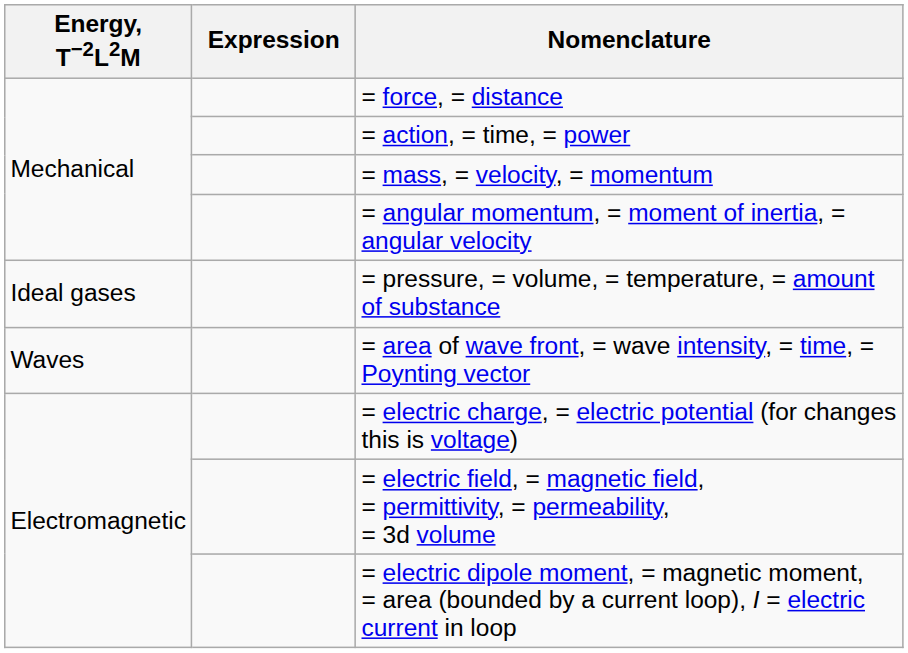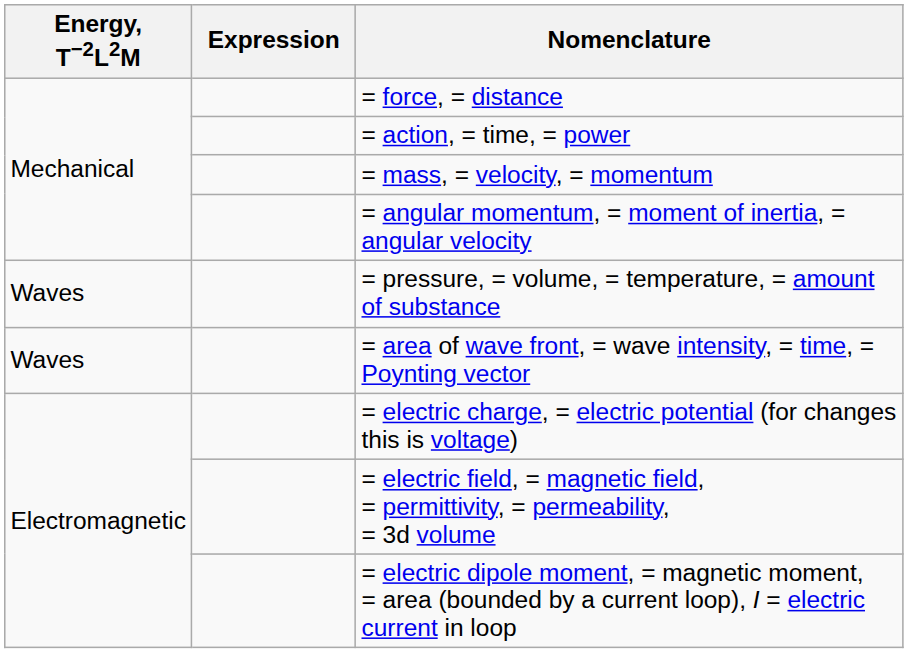(73, 293) Ideal gases -> (47, 293) Waves
